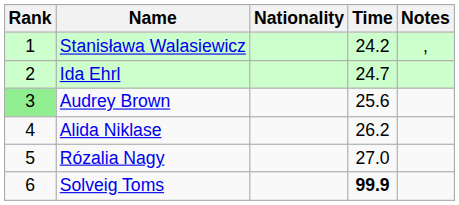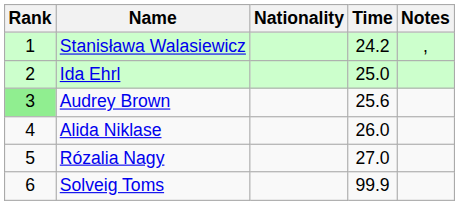(373, 74) 24.7 -> (373, 74) 25.0
(373, 130) 26.2 -> (373, 130) 26.0
(373, 185) bold -> (373, 185) normal
